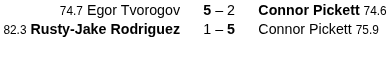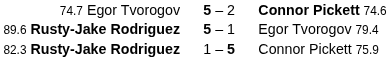+ row: (92, 29)
